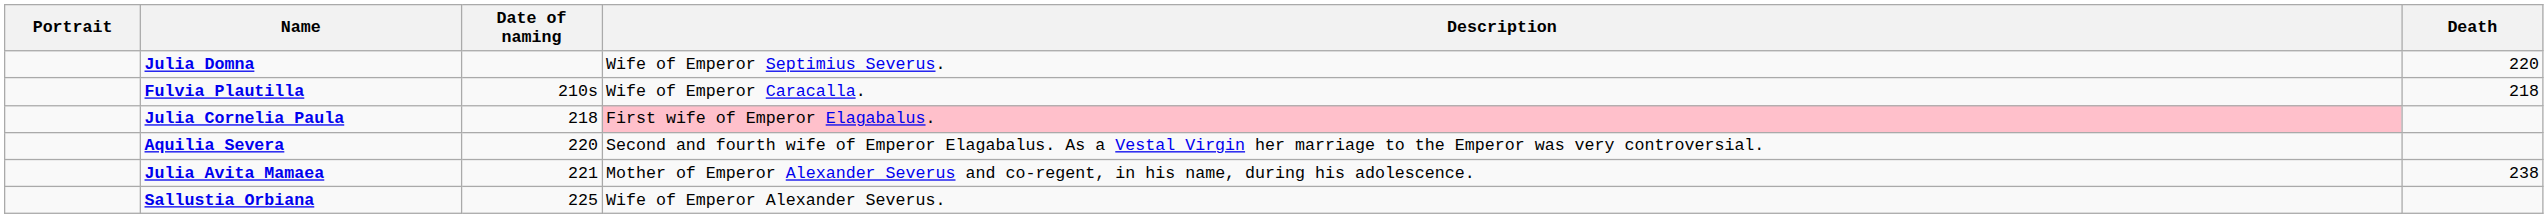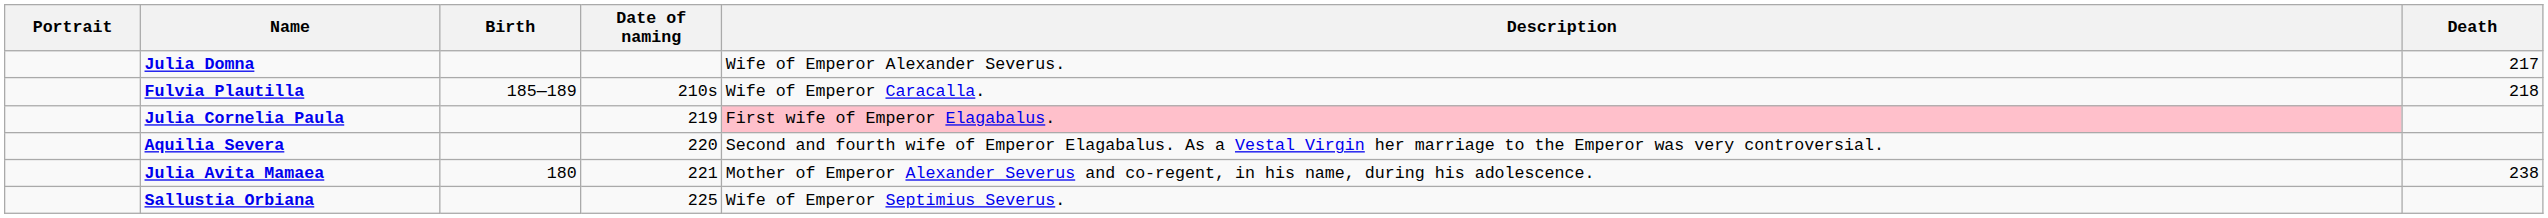+ column: (510, 28)
(776, 65) Wife of Emperor Septimius Severus. -> (895, 65) Wife of Emperor Alexander Severus.
(2524, 65) 220 -> (2524, 65) 217
(583, 119) 218 -> (703, 119) 219
(776, 200) Wife of Emperor Alexander Severus. -> (895, 200) Wife of Emperor Septimius Severus.
